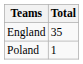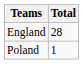(56, 31) 35 -> (56, 31) 28
